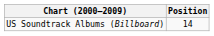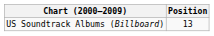(188, 24) 14 -> (188, 24) 13
